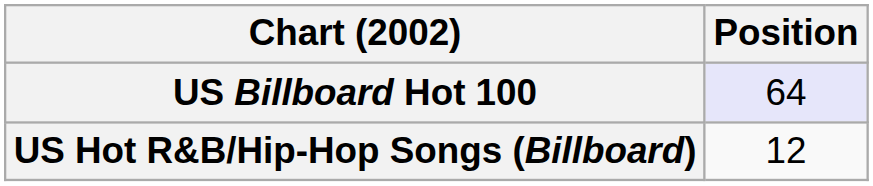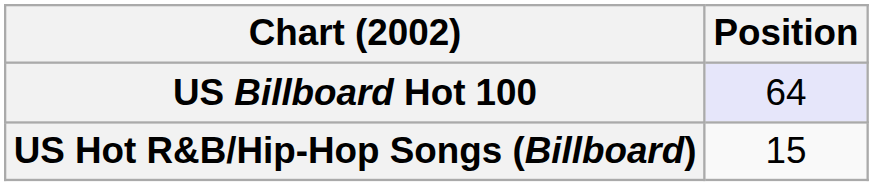(786, 150) 12 -> (786, 150) 15
